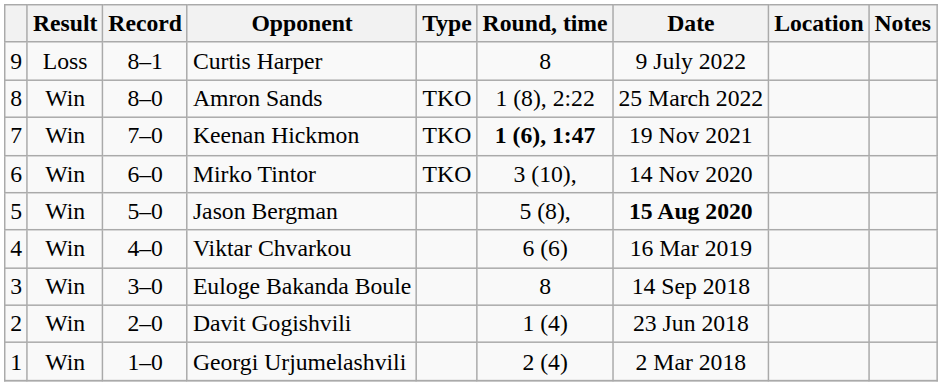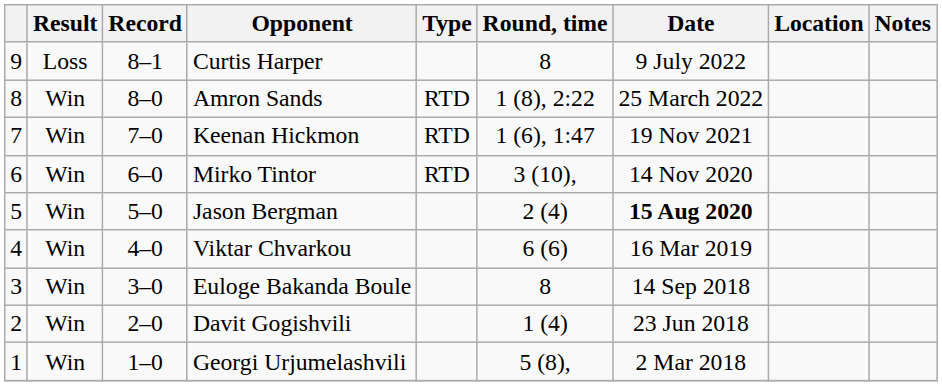(447, 98) TKO -> (447, 98) RTD
(447, 135) TKO -> (447, 135) RTD
(545, 135) bold -> (545, 135) normal
(447, 173) TKO -> (447, 173) RTD
(545, 211) 5 (8), -> (545, 211) 2 (4)
(545, 361) 2 (4) -> (545, 361) 5 (8),
